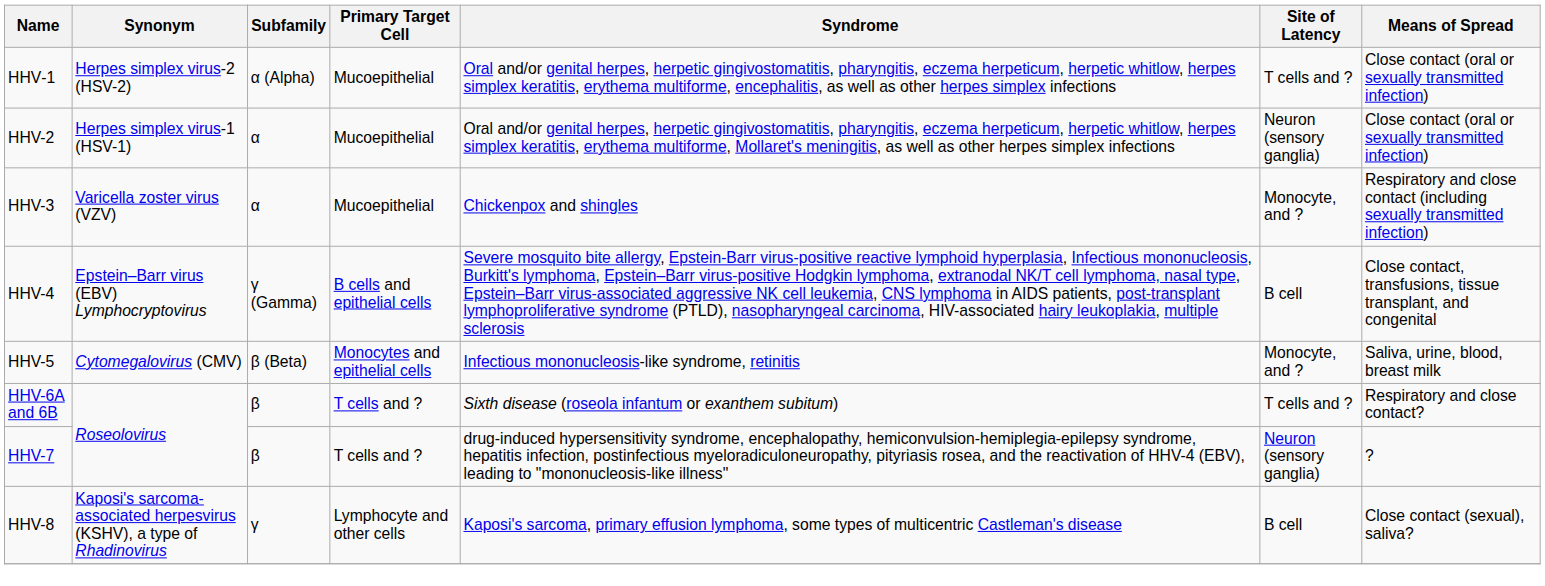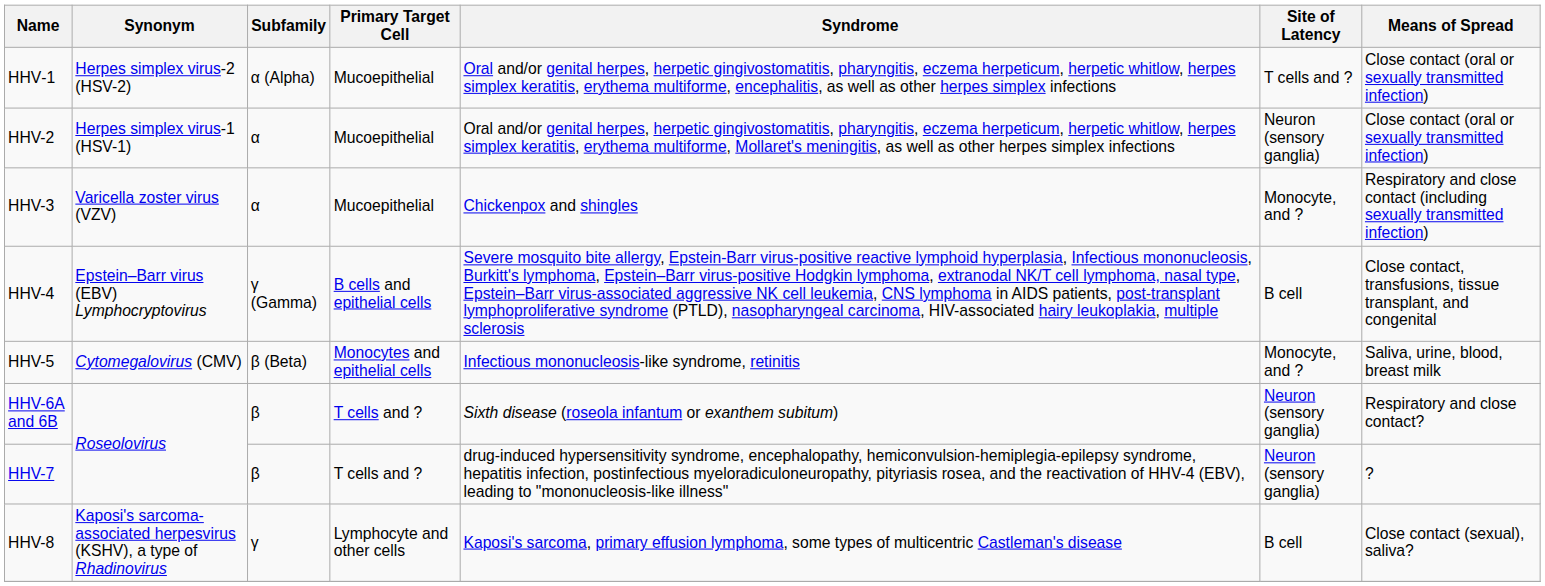(1308, 404) T cells and ? -> (1294, 413) Neuron (sensory ganglia)
